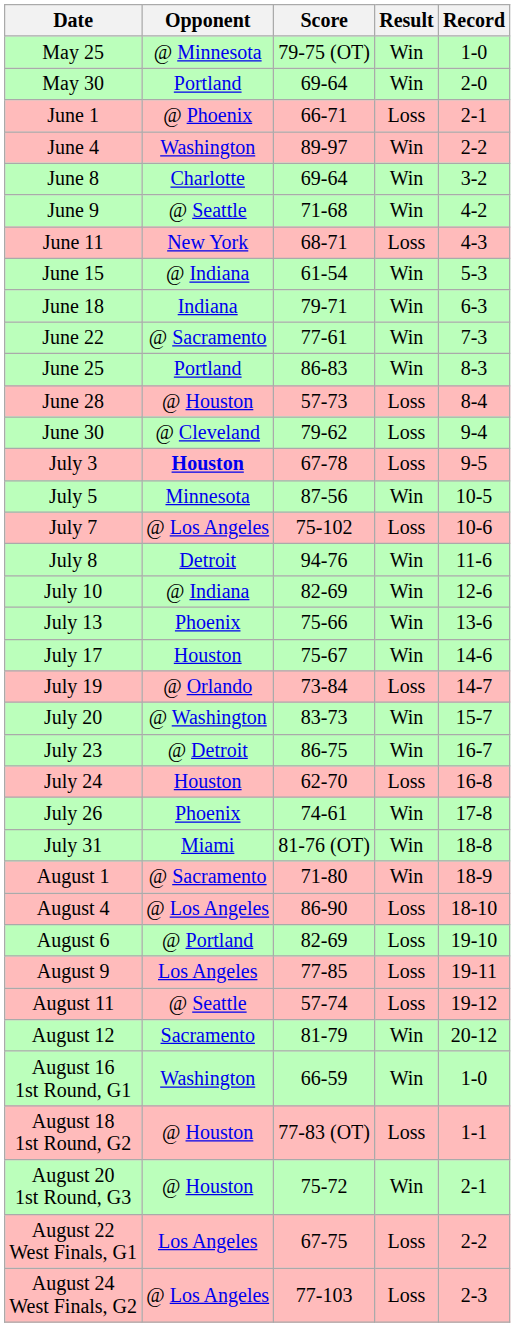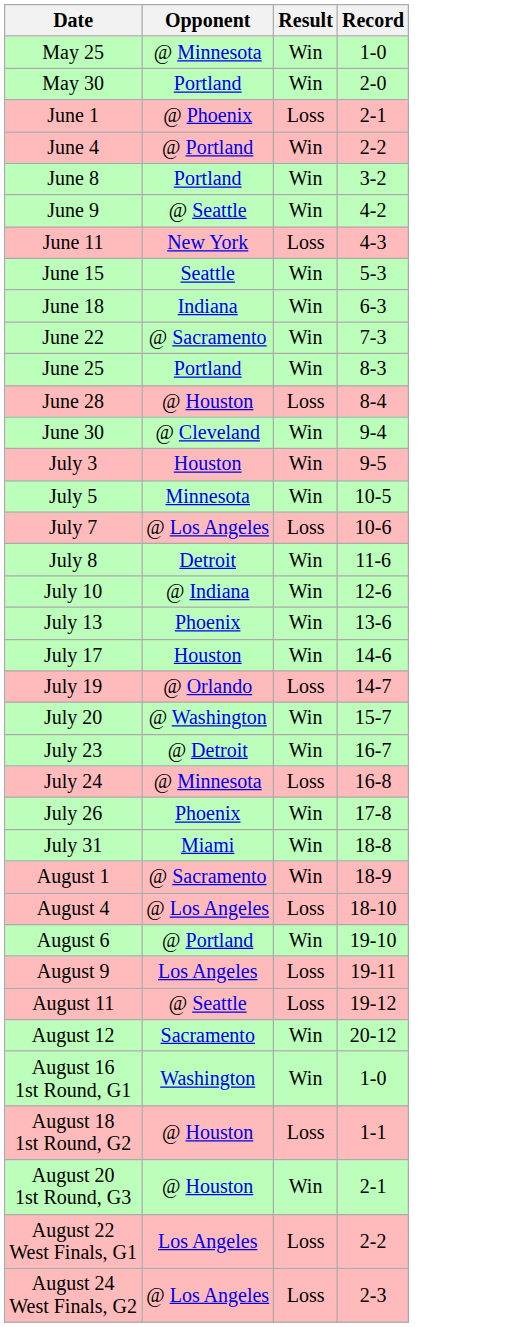- column: (324, 20)
(208, 147) Washington -> (208, 147) @ Portland
(208, 178) Charlotte -> (208, 178) Portland
(208, 274) @ Indiana -> (208, 274) Seattle
(406, 432) Loss -> (306, 432) Win
(208, 464) bold -> (208, 464) normal
(406, 464) Loss -> (306, 464) Win
(208, 781) Houston -> (208, 781) @ Minnesota
(406, 940) Loss -> (306, 940) Win
